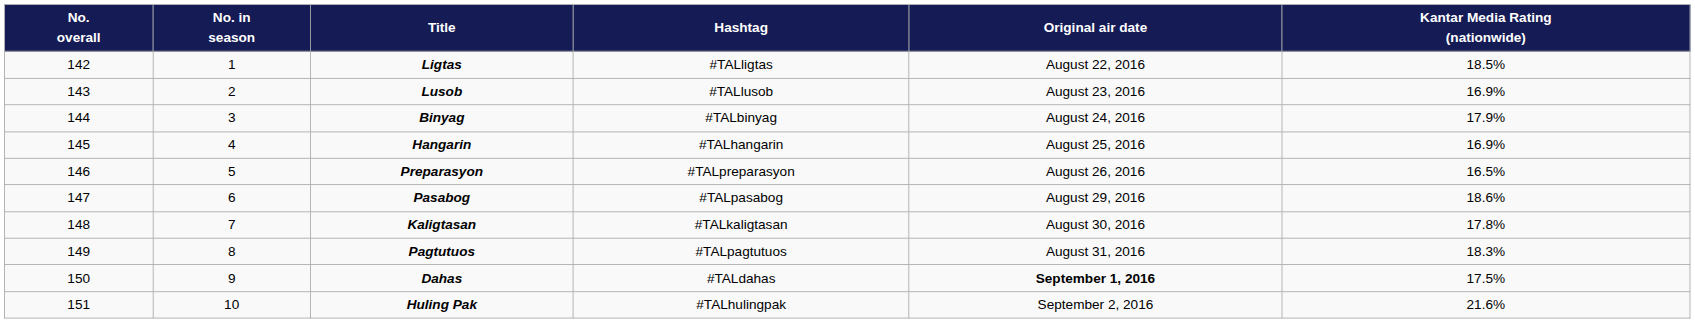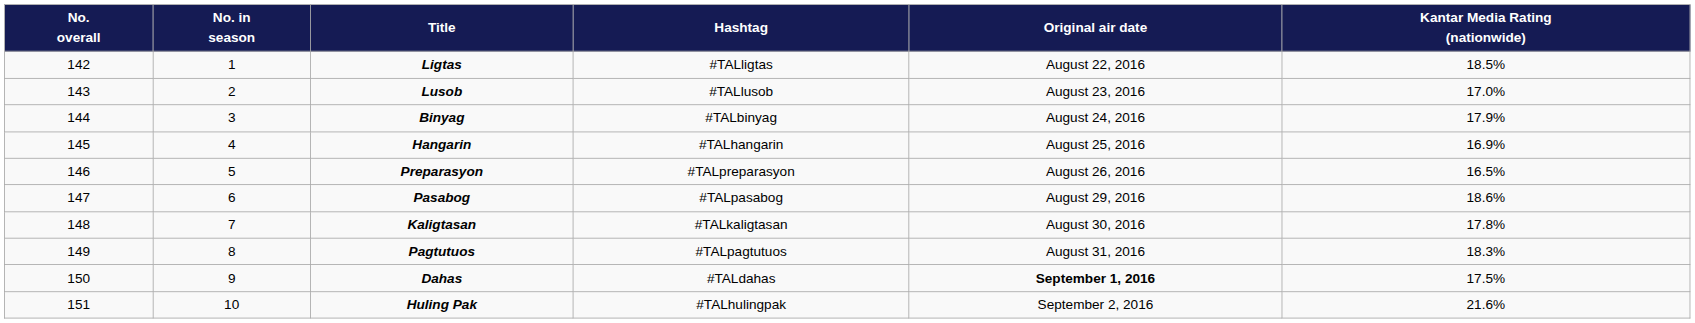(1486, 91) 16.9% -> (1486, 91) 17.0%
